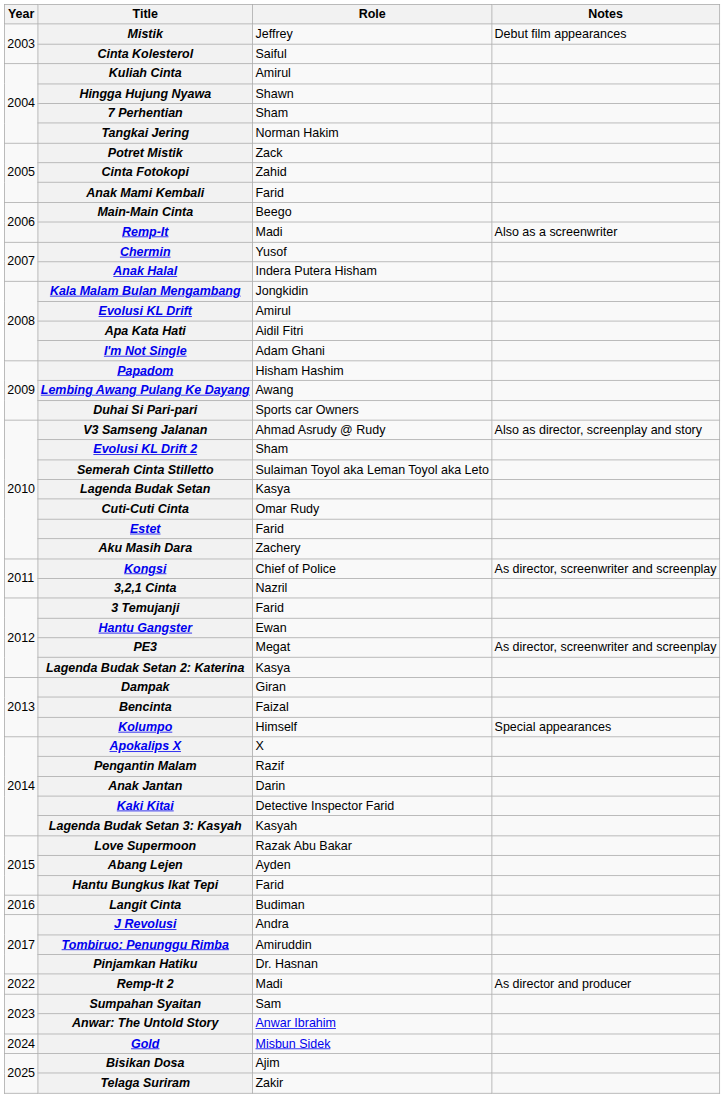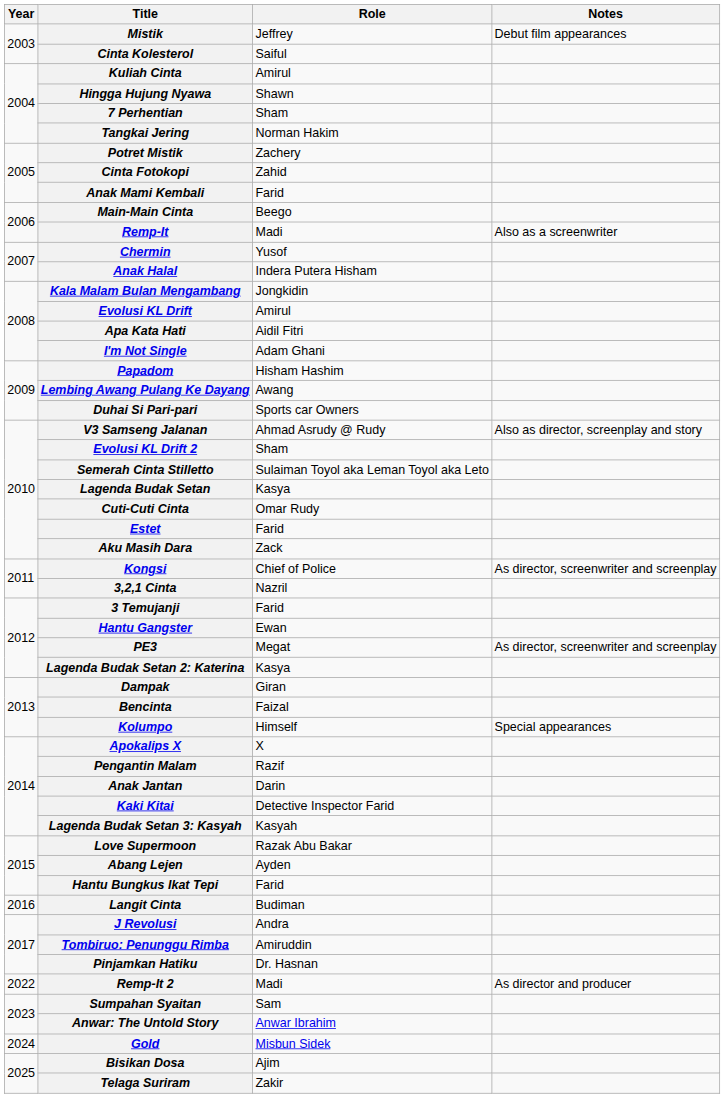(269, 152) Zack -> (278, 152) Zachery
(278, 548) Zachery -> (269, 548) Zack
